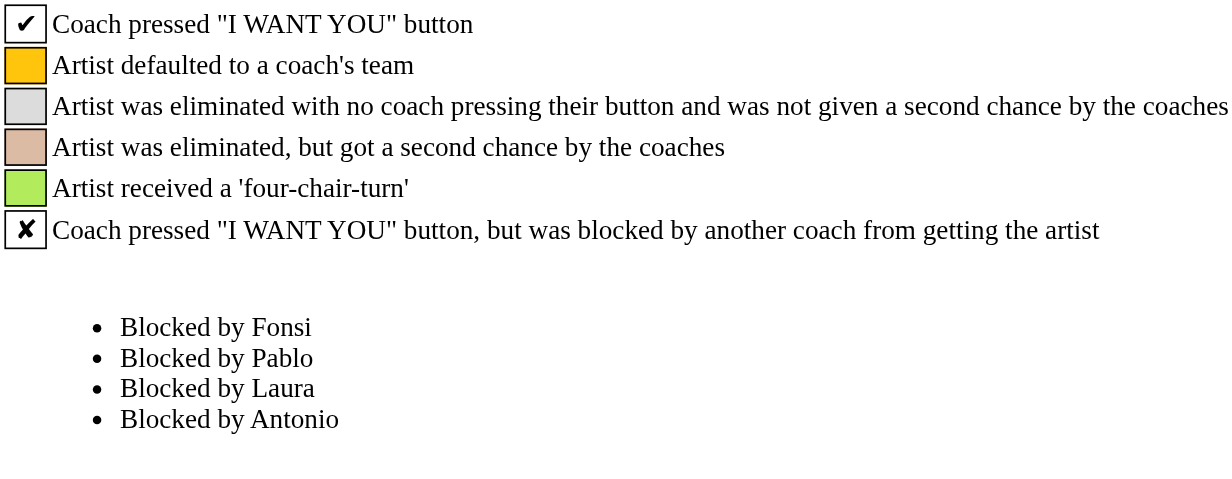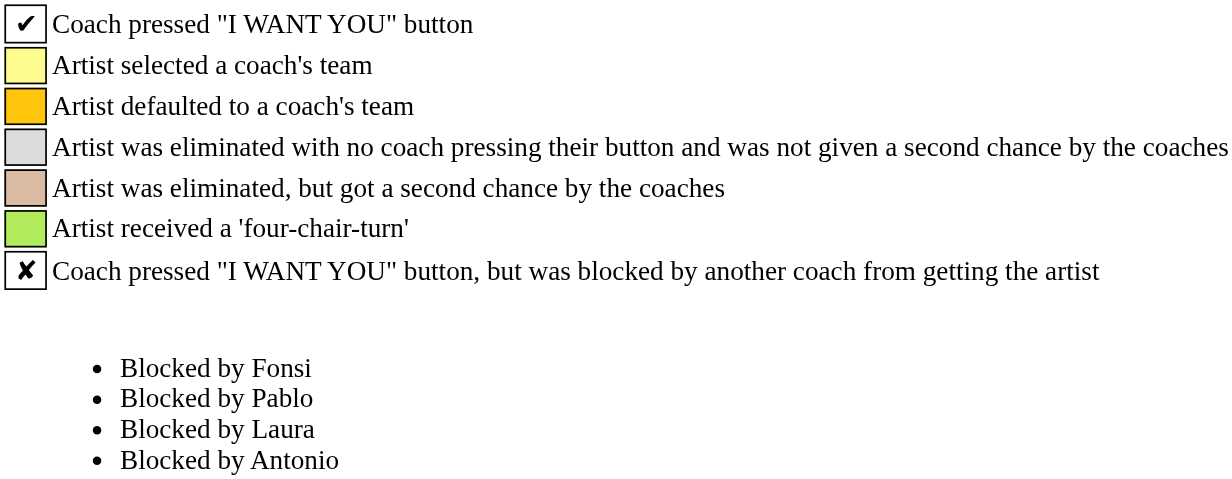+ row: (212, 65)
